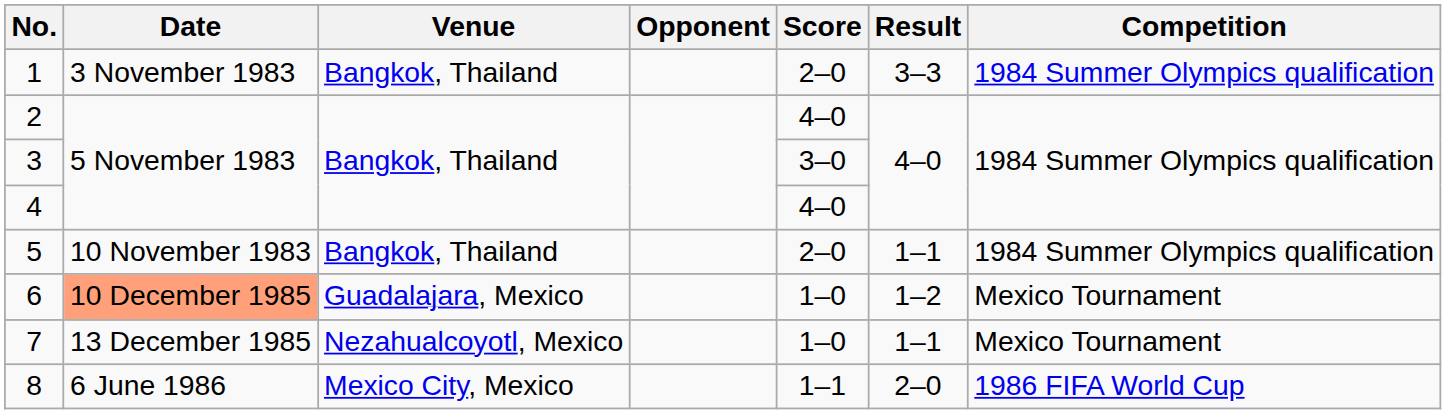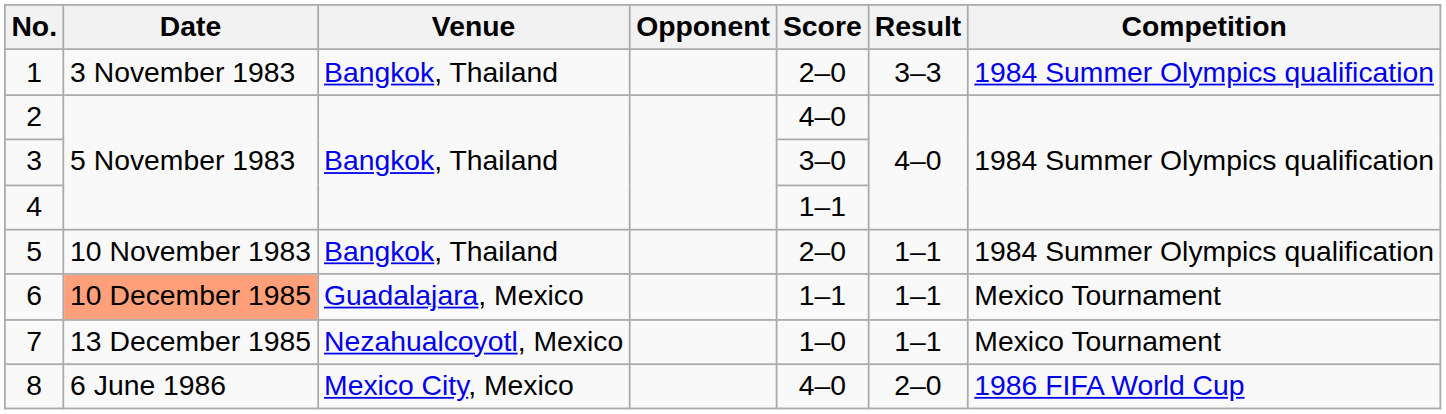(822, 206) 4–0 -> (822, 206) 1–1
(822, 296) 1–0 -> (822, 296) 1–1
(918, 296) 1–2 -> (918, 296) 1–1
(822, 386) 1–1 -> (822, 386) 4–0
